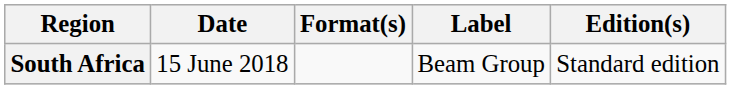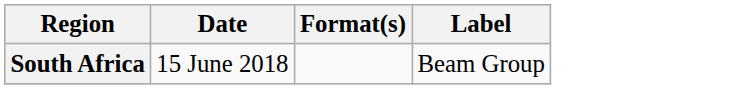- column: (638, 24)
